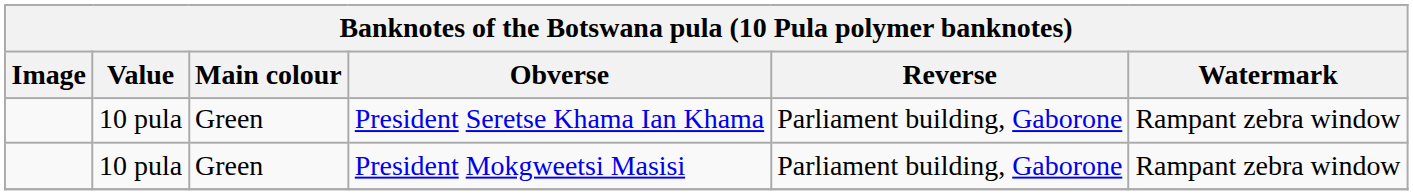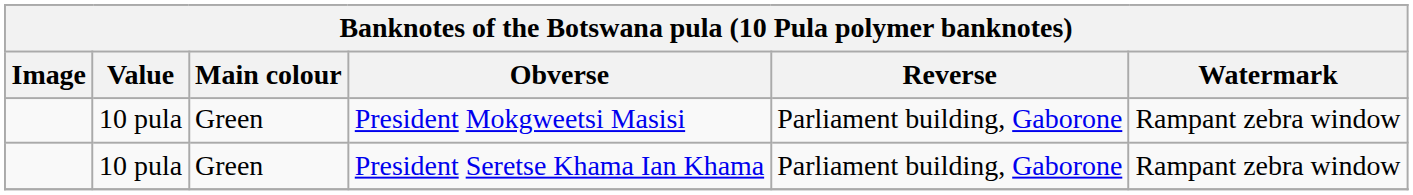rows swapped: (559, 120) <-> (520, 166)
